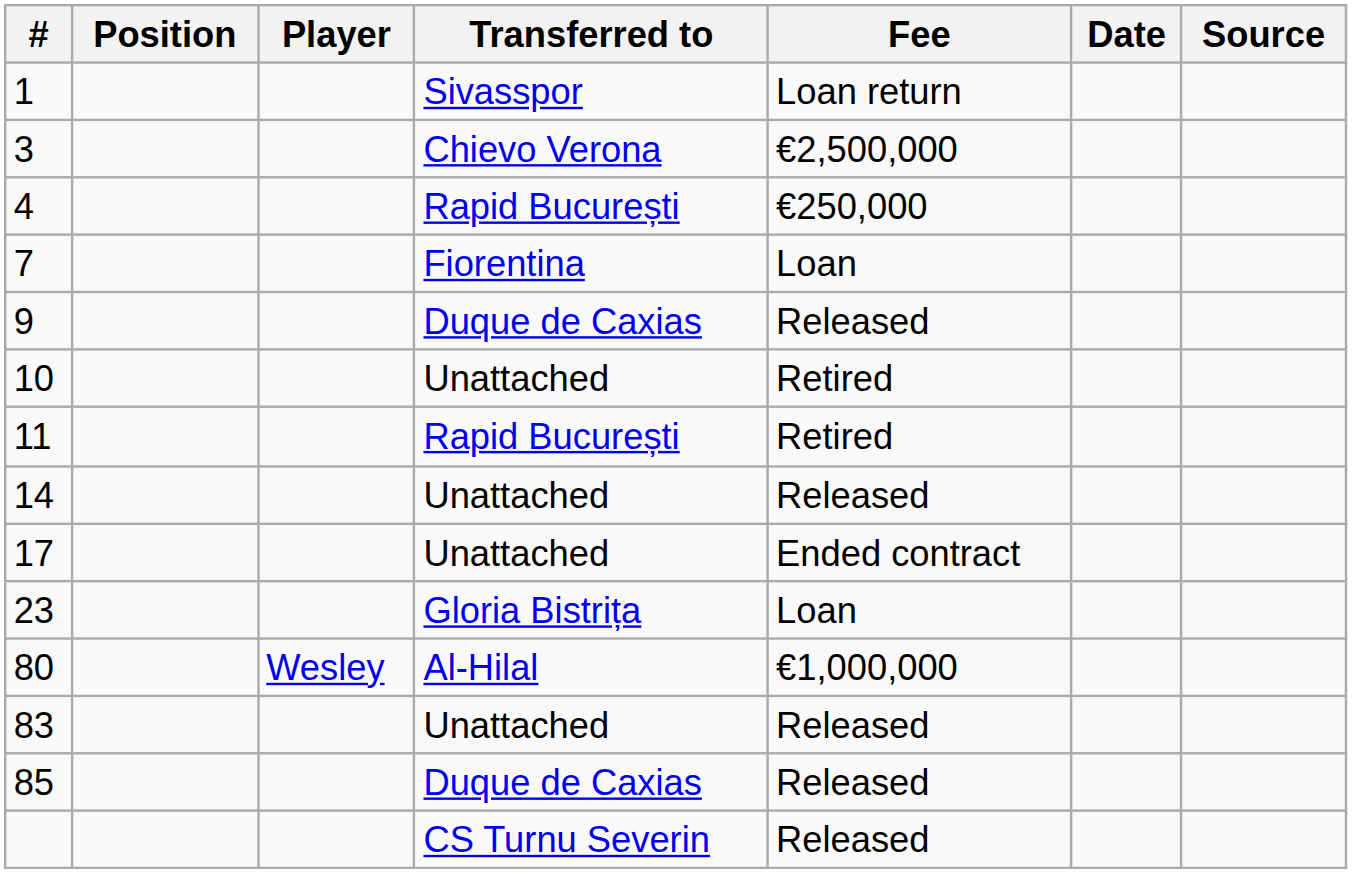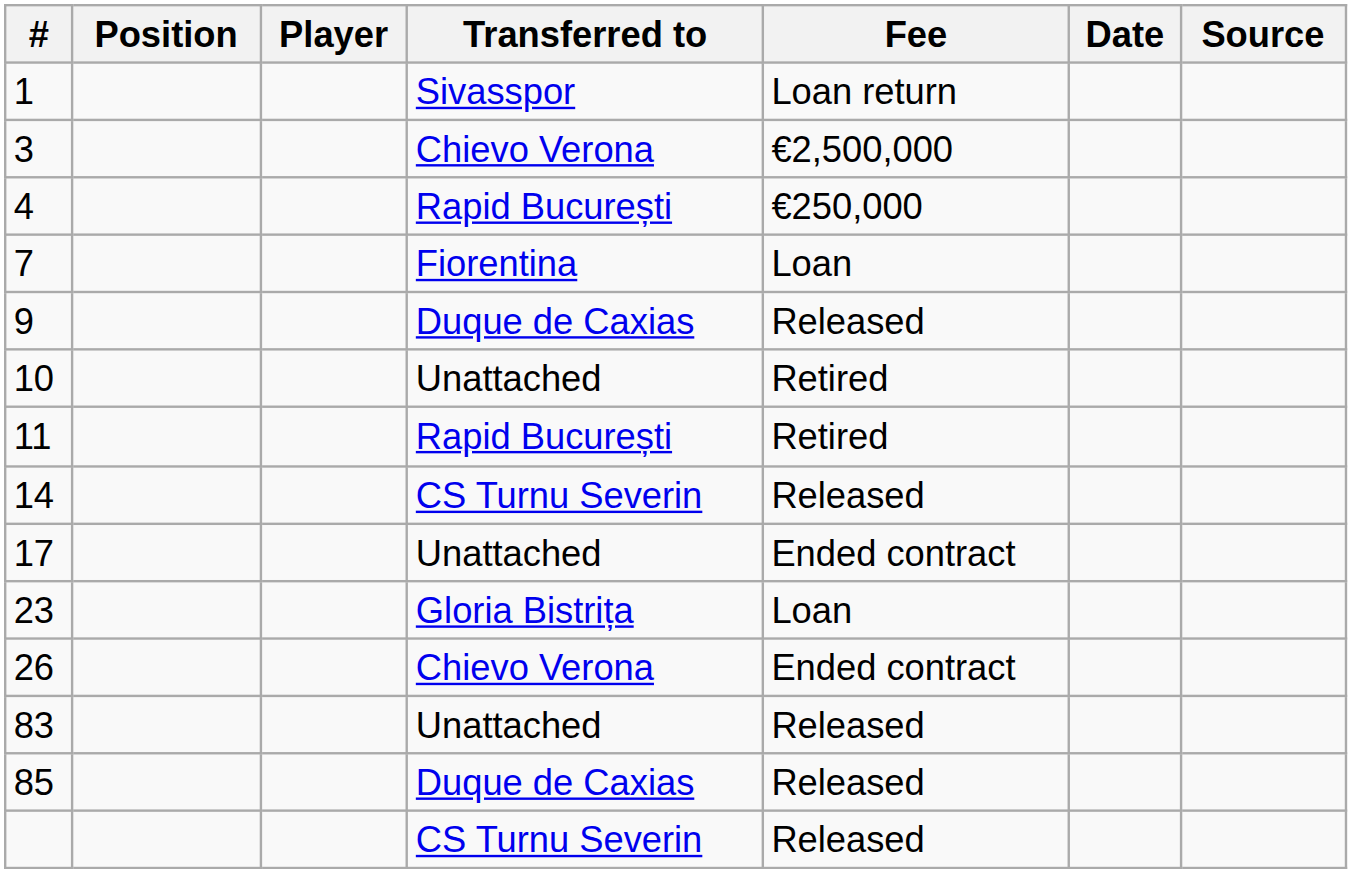(516, 494) Unattached -> (559, 494) CS Turnu Severin
+ row: (34, 667)
- row: (34, 667)
